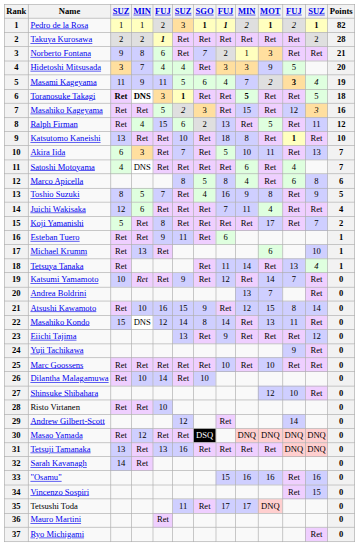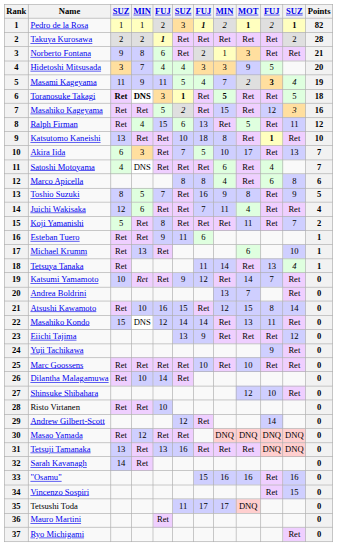- column: (205, 11)
(270, 152) 11 -> (248, 152) 17
(270, 223) 17 -> (248, 223) 11
